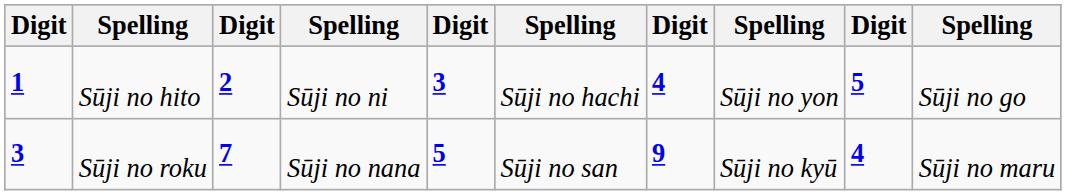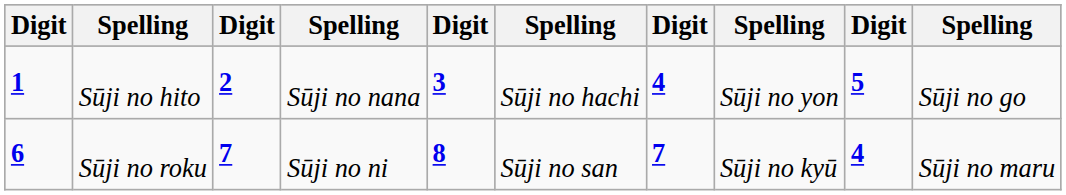(338, 97) Sūji no ni -> (354, 97) Sūji no nana
(18, 153) 3 -> (18, 153) 6
(354, 168) Sūji no nana -> (338, 168) Sūji no ni
(439, 153) 5 -> (439, 153) 8
(659, 153) 9 -> (659, 153) 7
